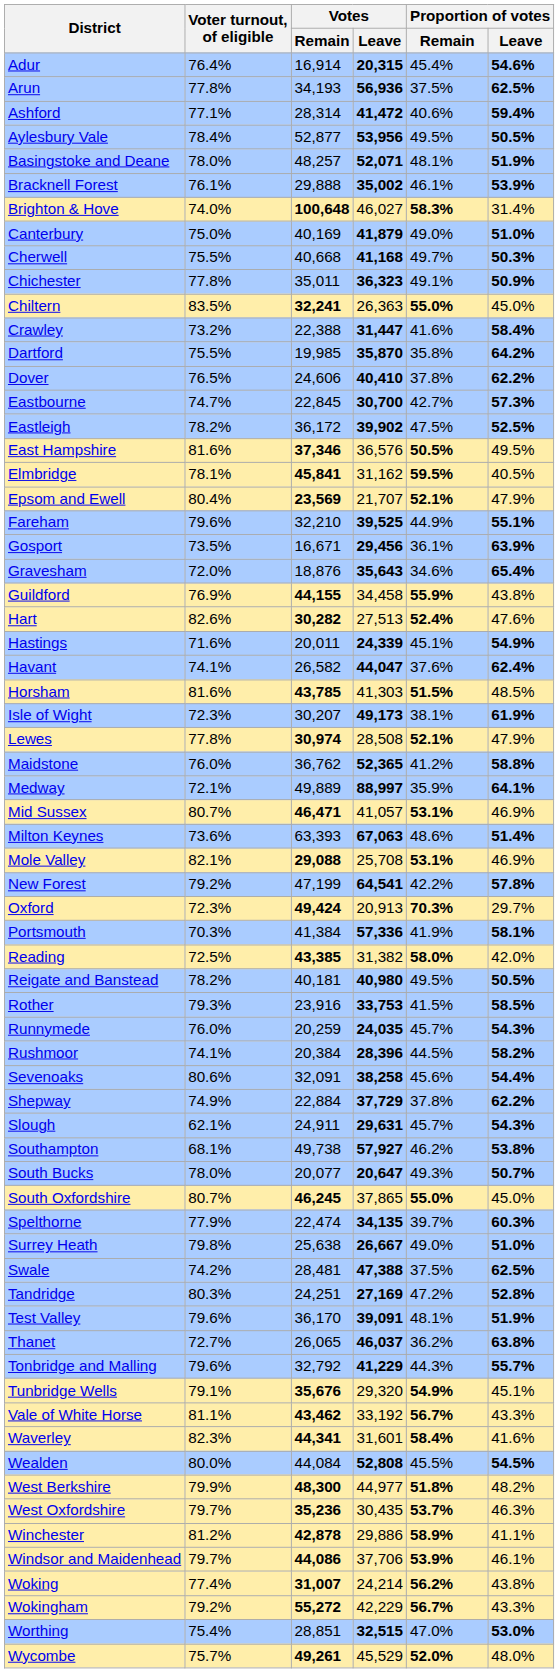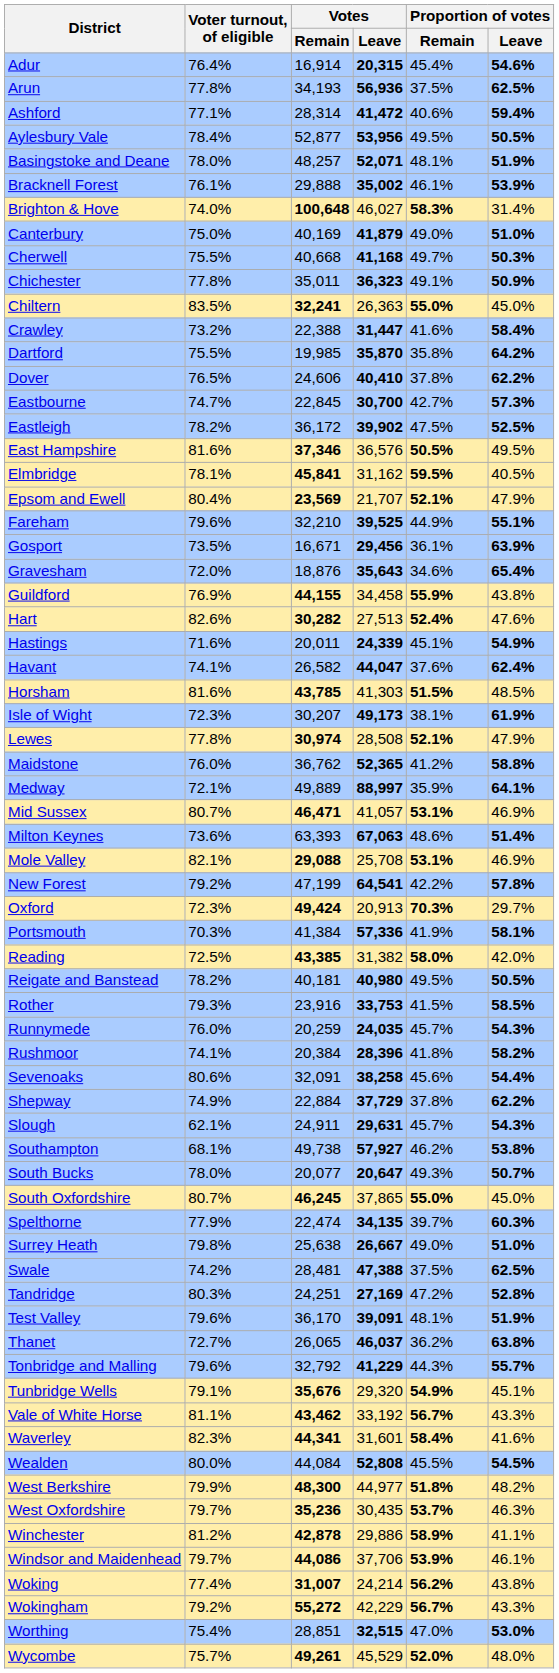(432, 1053) 44.5% -> (432, 1053) 41.8%
